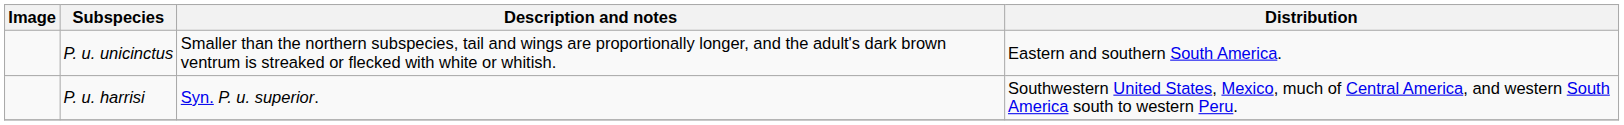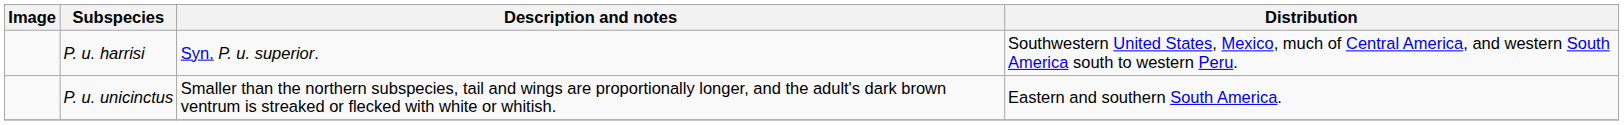rows swapped: (104, 97) <-> (118, 52)
